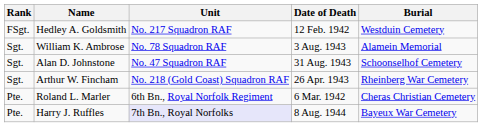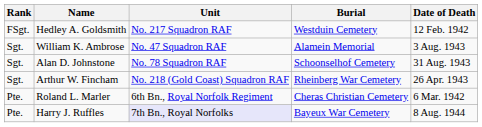columns swapped: (325, 12) <-> (418, 12)
(179, 46) No. 78 Squadron RAF -> (179, 46) No. 47 Squadron RAF
(179, 63) No. 47 Squadron RAF -> (179, 63) No. 78 Squadron RAF
